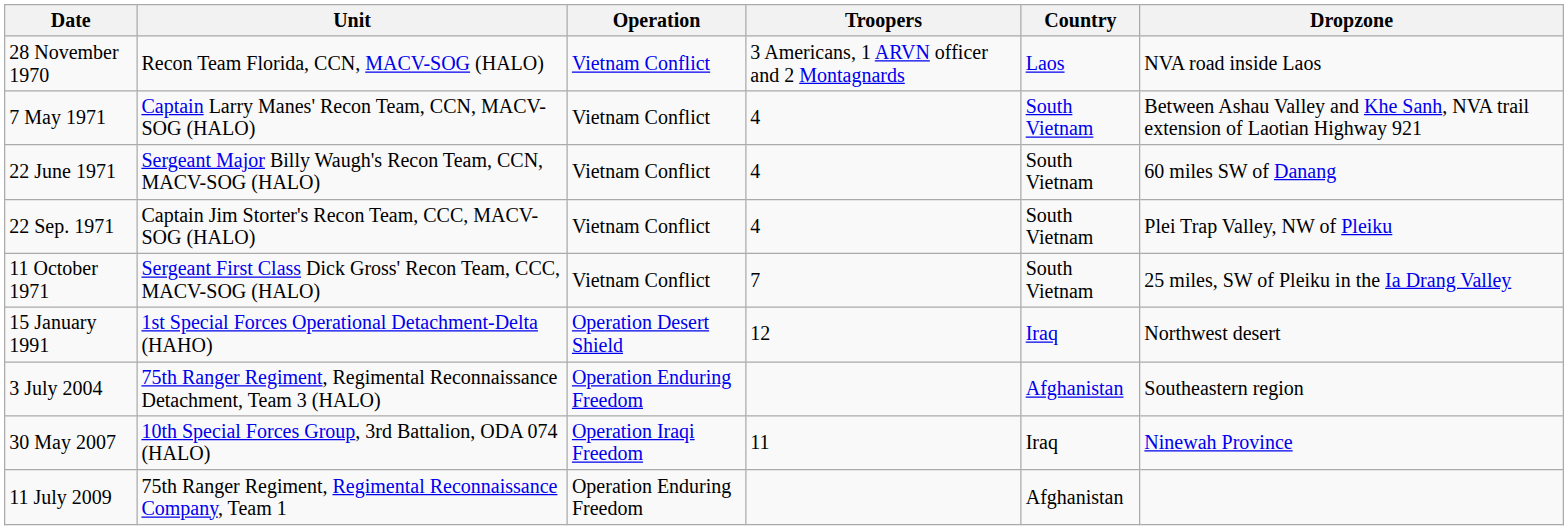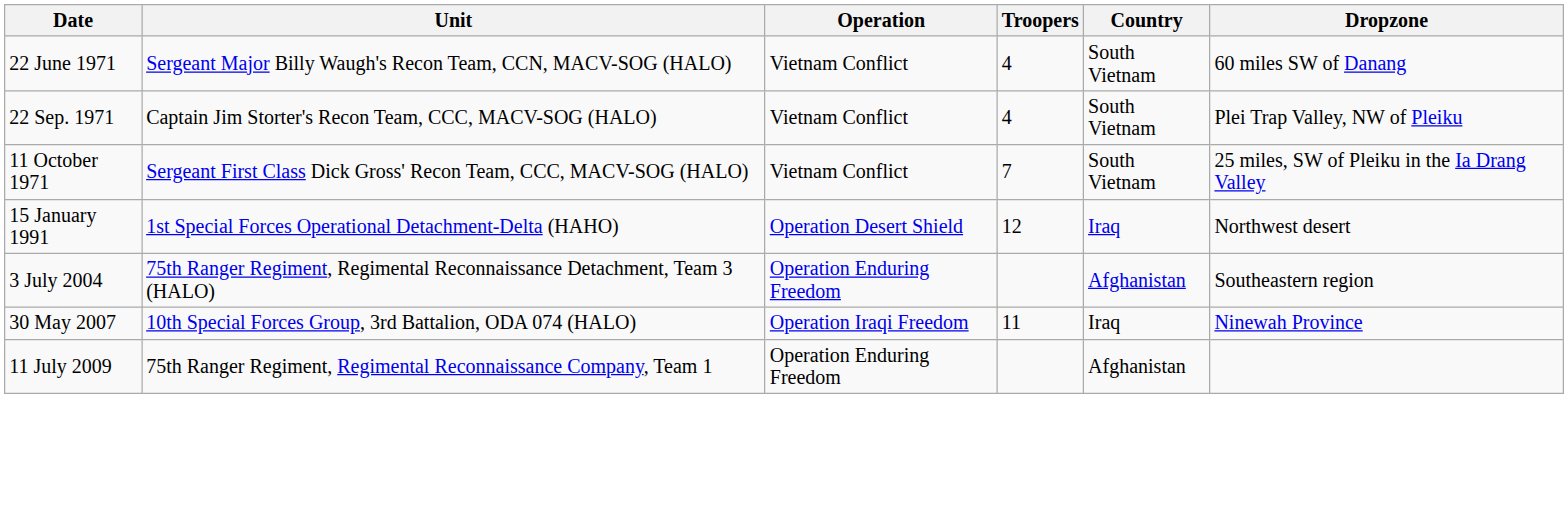- row: (64, 63)
- row: (58, 117)
